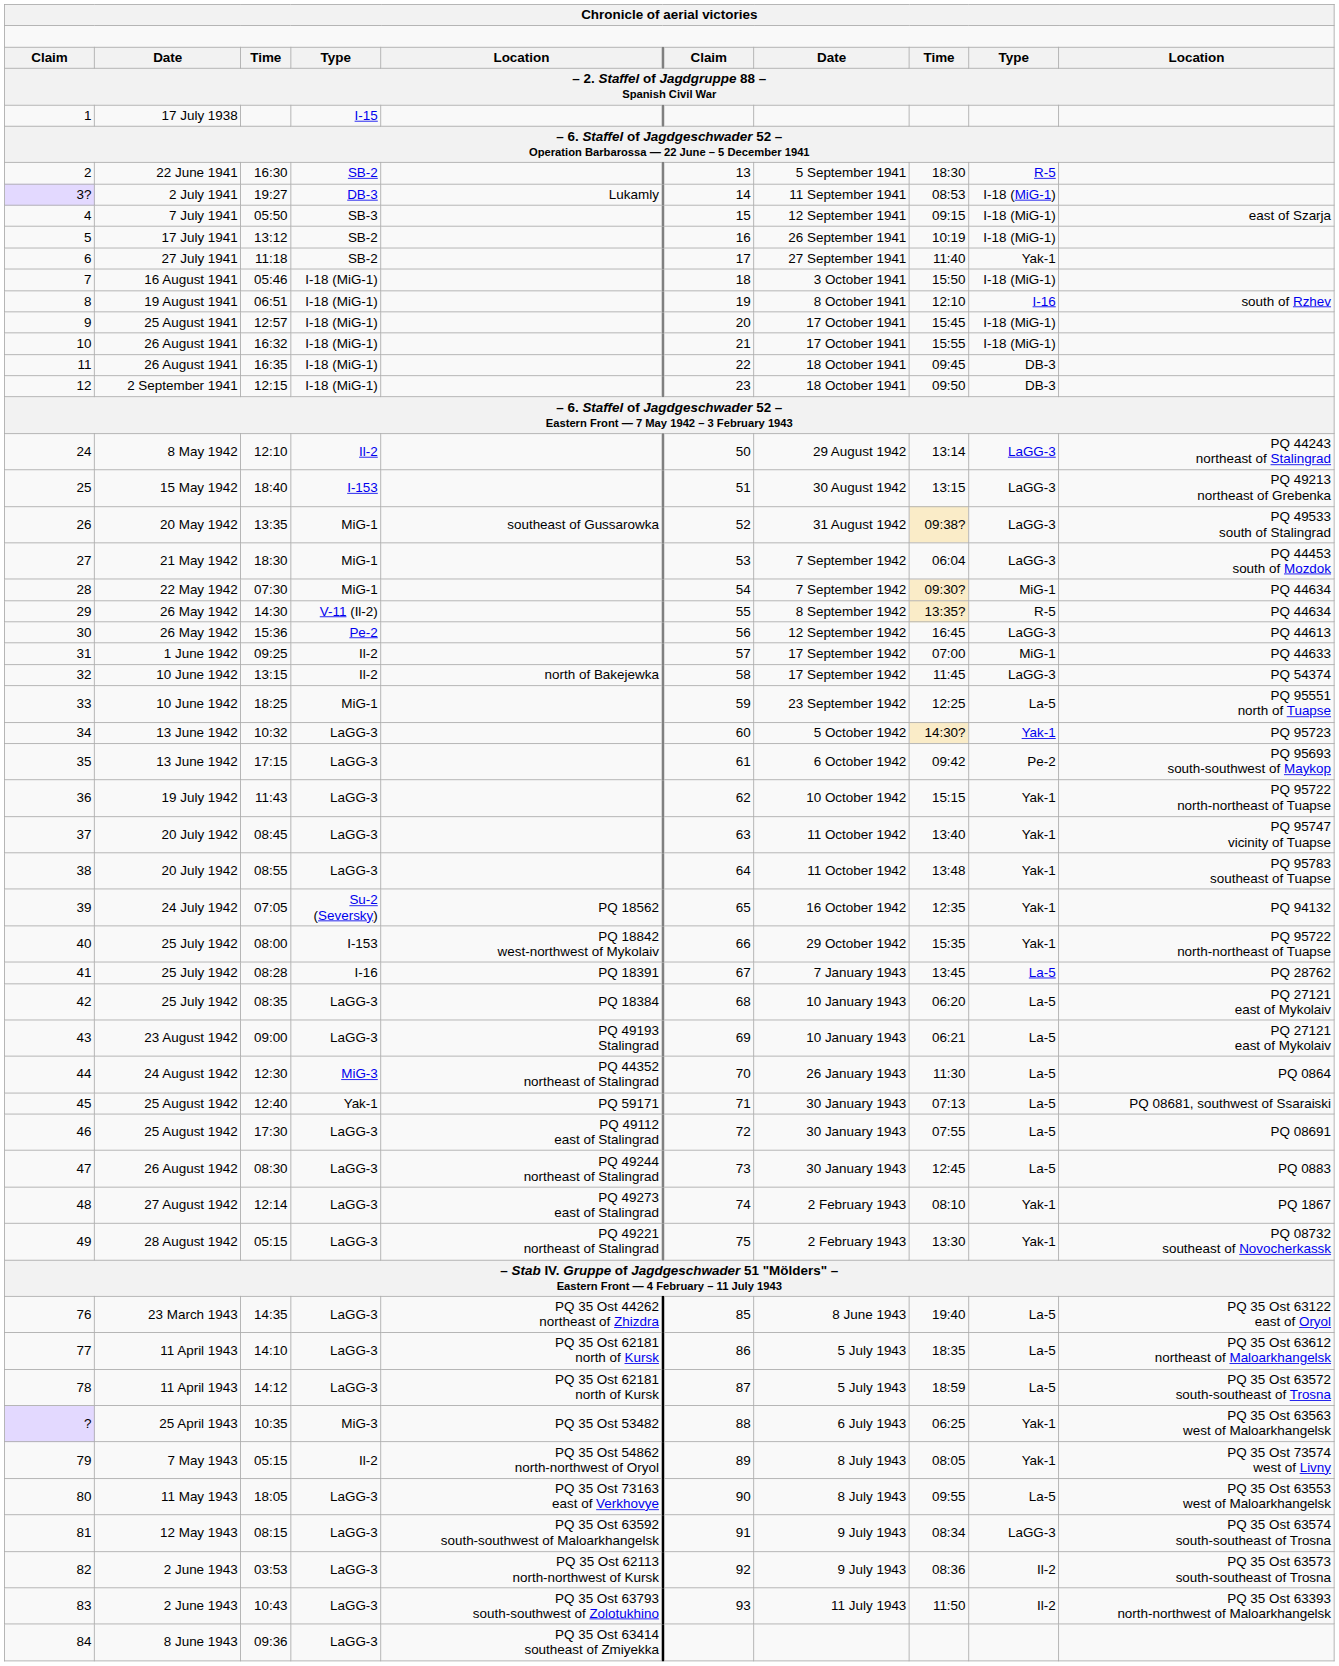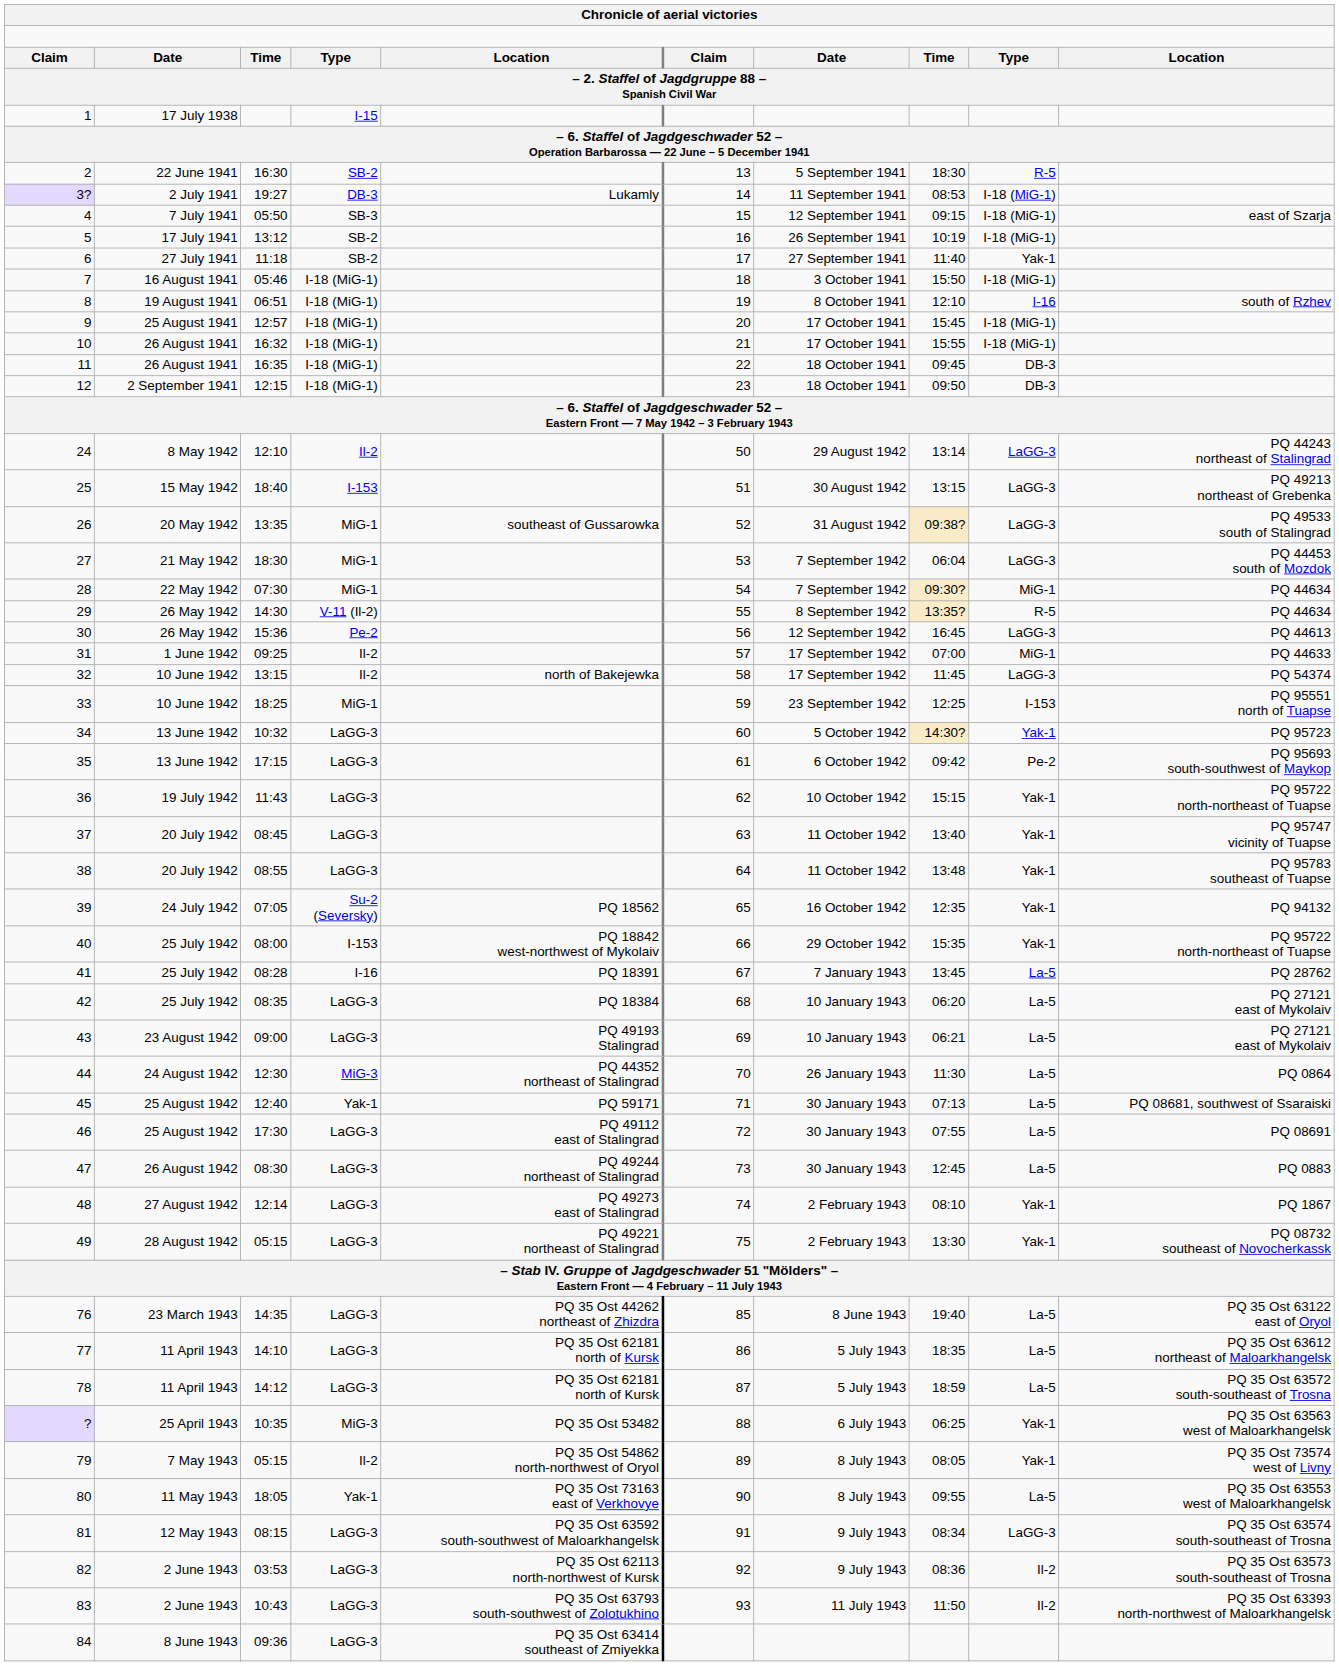(1042, 704) La-5 -> (1040, 704) I-153
(354, 1496) LaGG-3 -> (361, 1496) Yak-1
